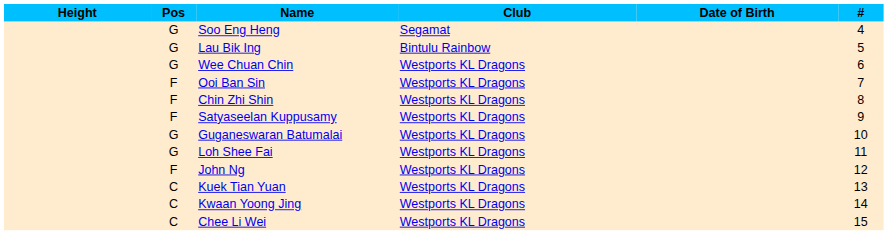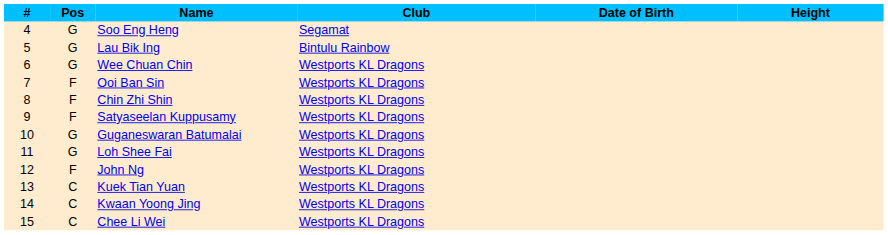columns swapped: (861, 13) <-> (77, 13)
